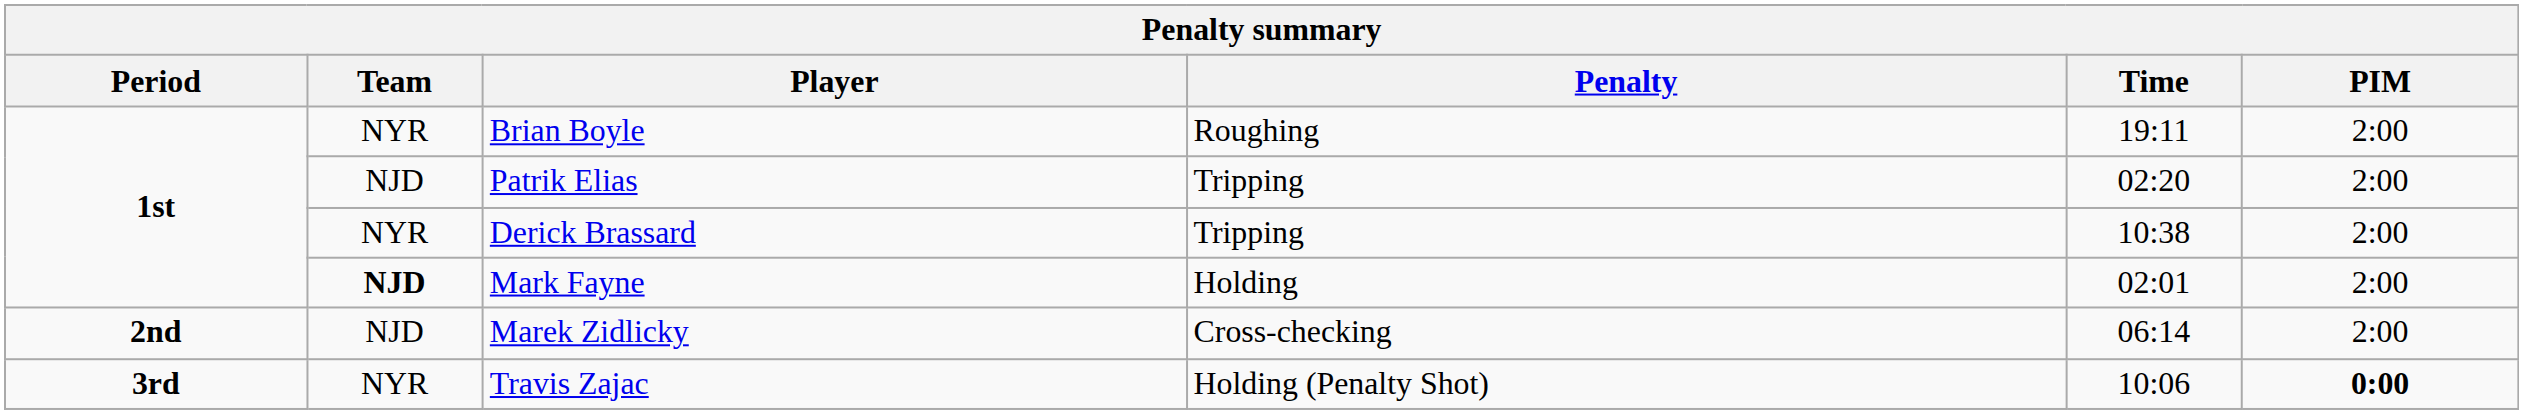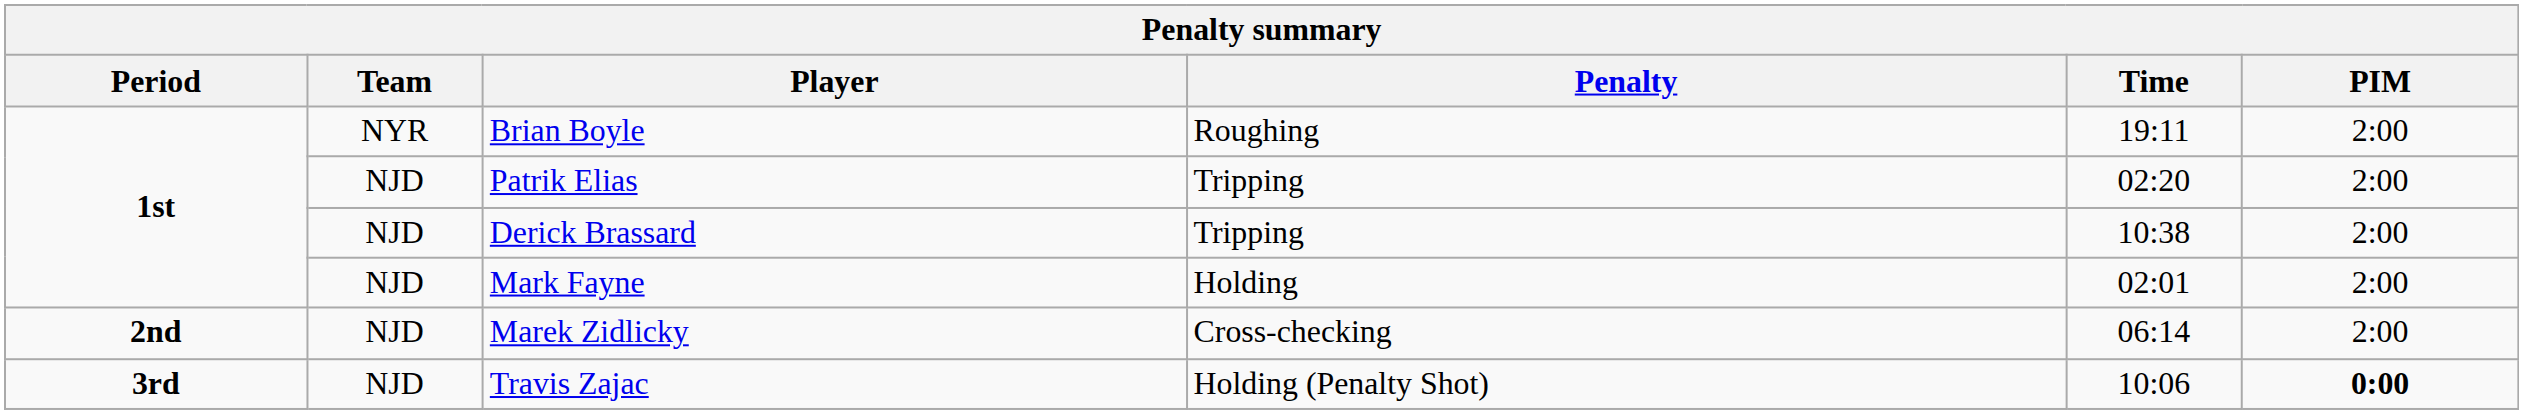(395, 231) NYR -> (395, 231) NJD
(395, 282) bold -> (395, 282) normal
(395, 383) NYR -> (395, 383) NJD
